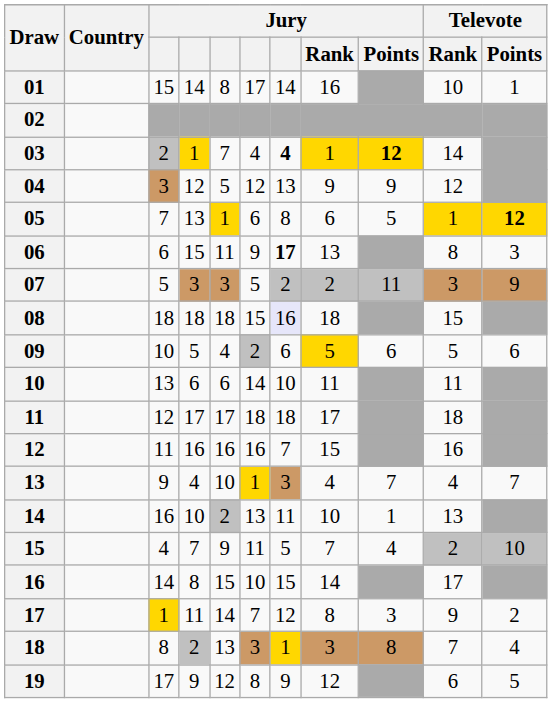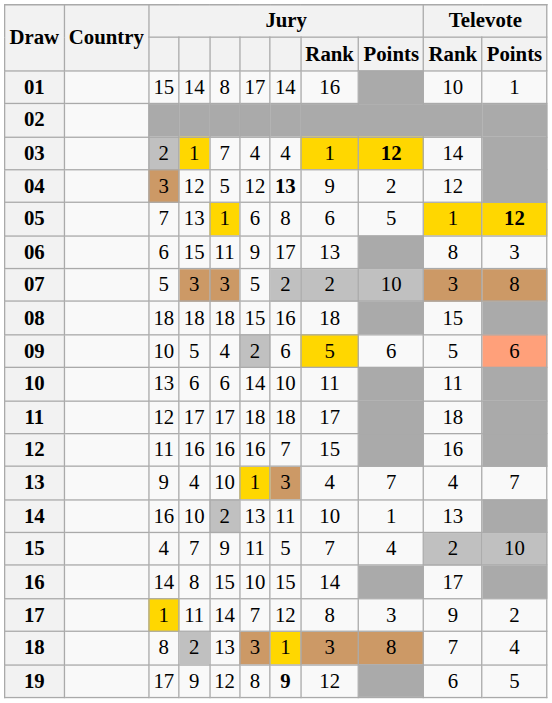(285, 152) bold -> (285, 152) normal
(285, 185) normal -> (285, 185) bold
(391, 185) 9 -> (391, 185) 2
(285, 251) bold -> (285, 251) normal
(391, 284) 11 -> (391, 284) 10
(514, 284) 9 -> (514, 284) 8
(285, 317) lavender background -> (285, 317) no background
(514, 350) no background -> (514, 350) lightsalmon background
(285, 680) normal -> (285, 680) bold
